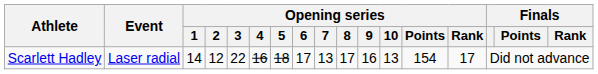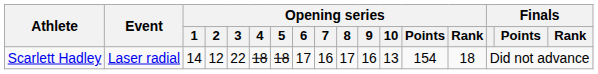(260, 58) 16 -> (260, 58) 18
(325, 58) 13 -> (325, 58) 16
(467, 58) 17 -> (467, 58) 18
